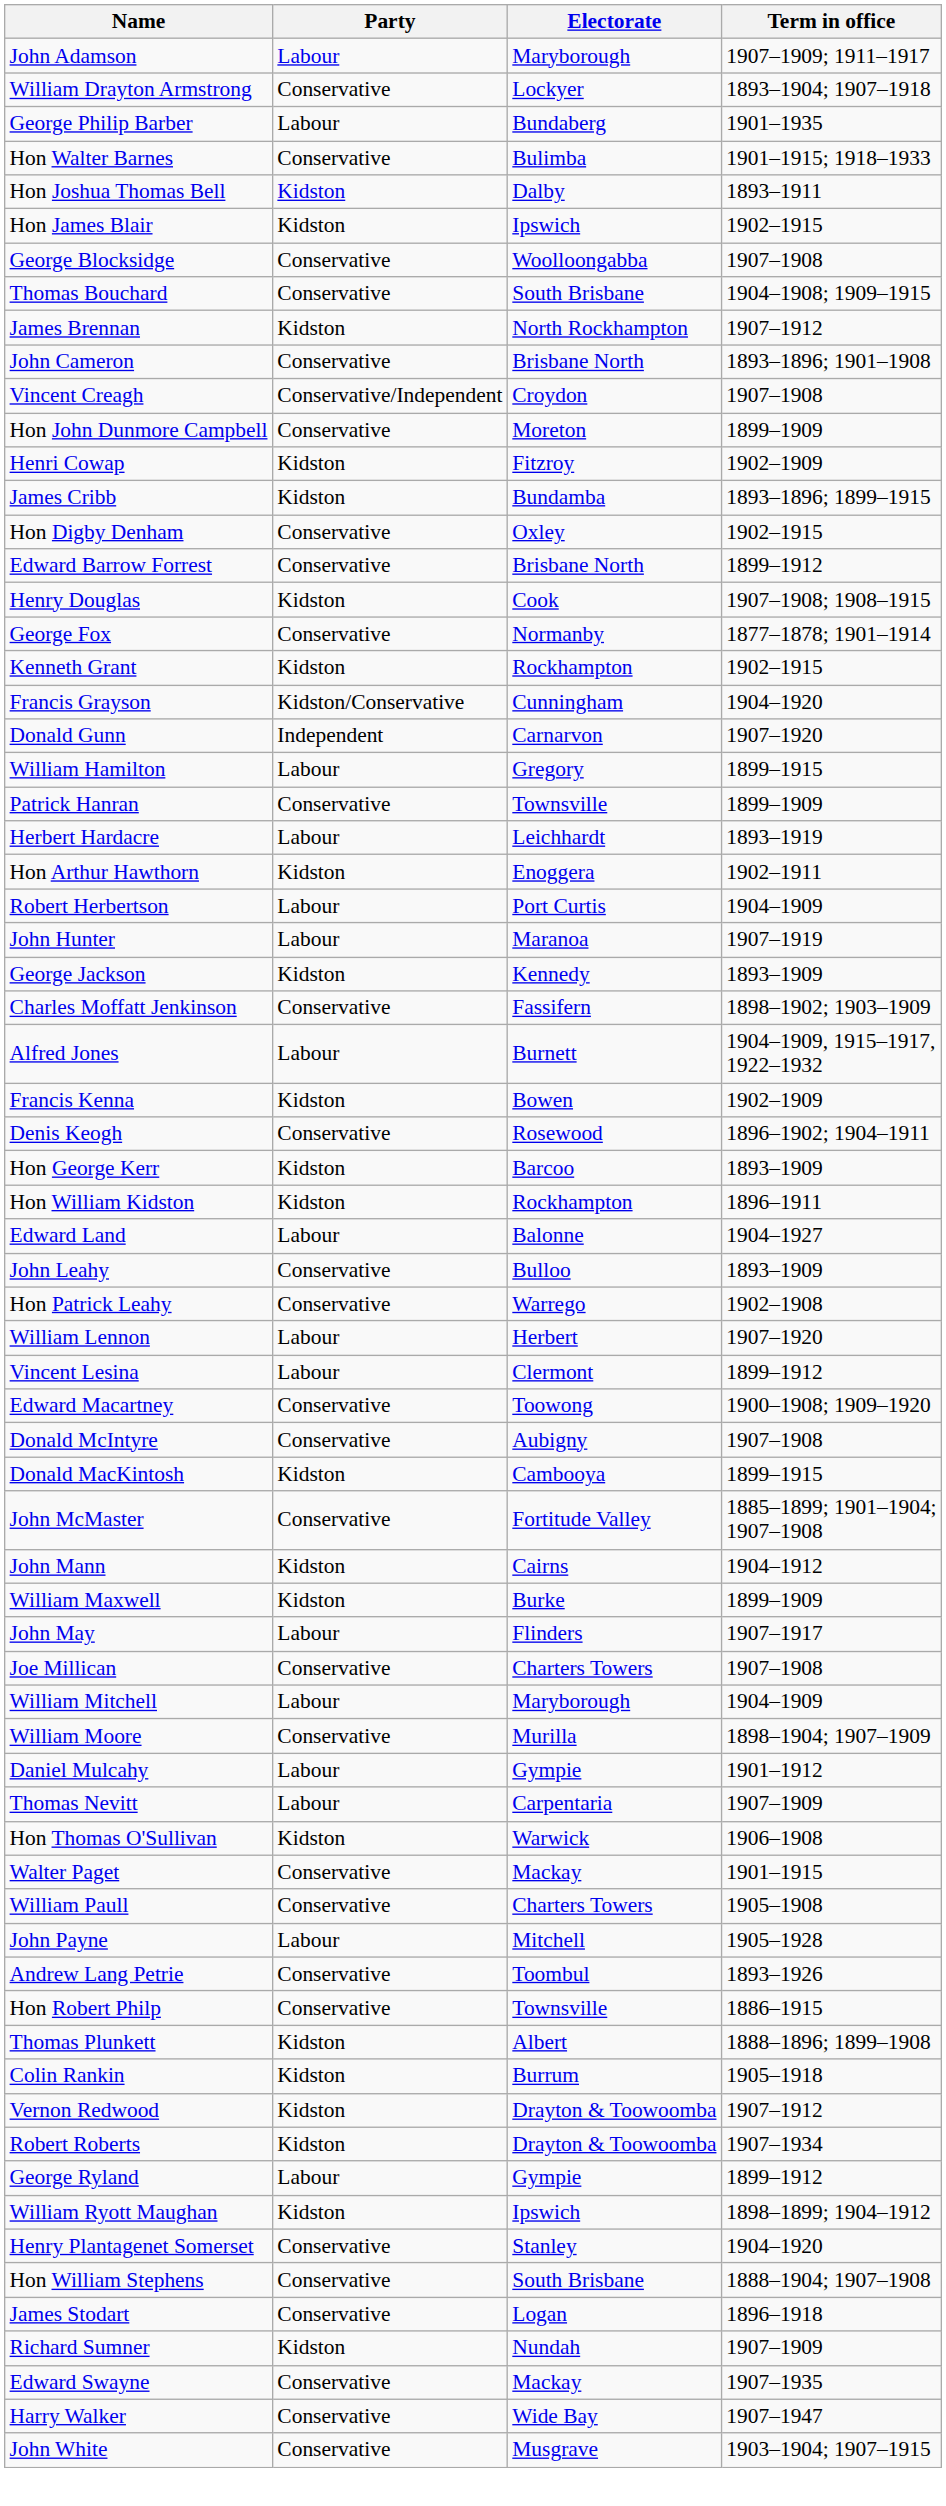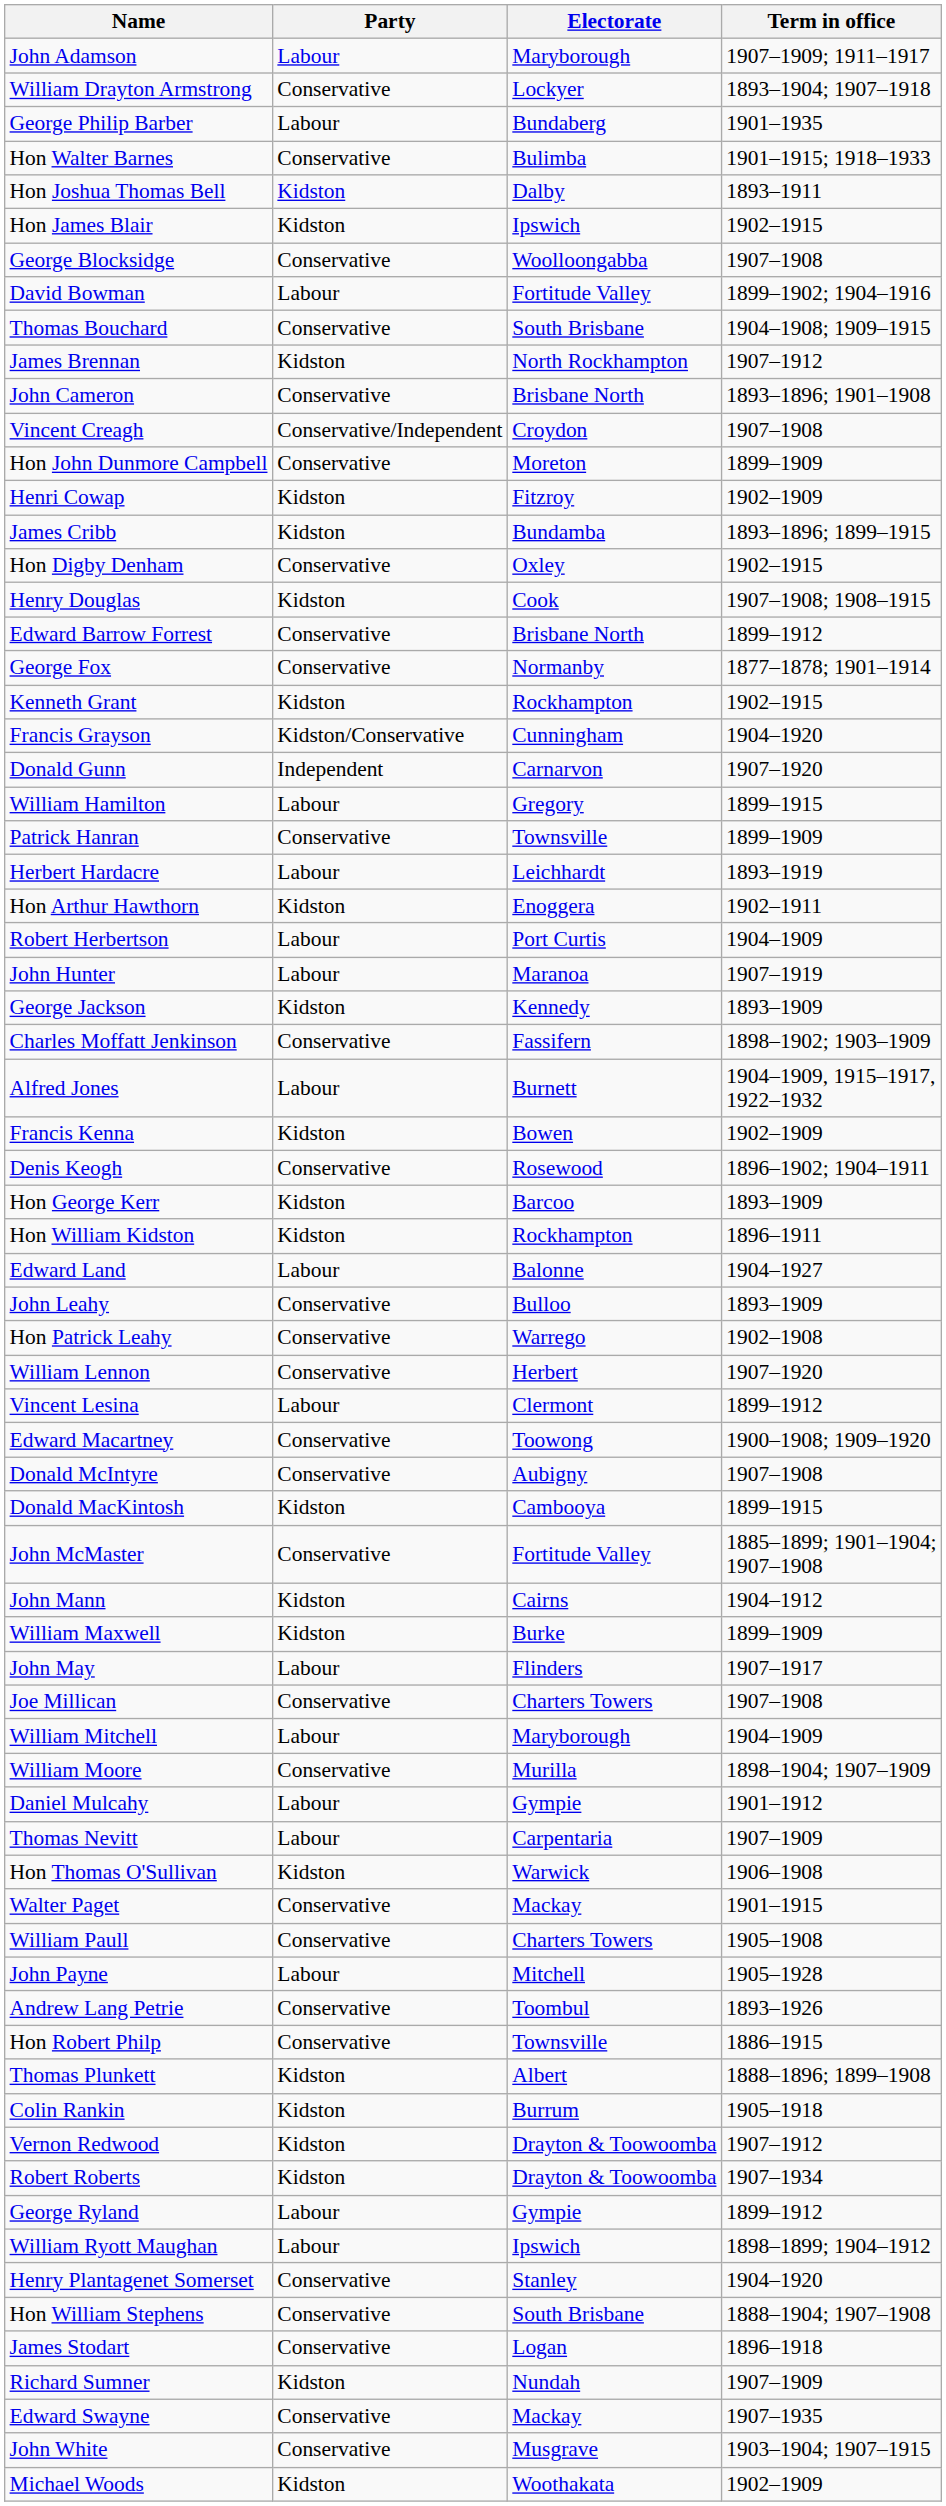+ row: (77, 293)
rows swapped: (75, 599) <-> (111, 565)
(308, 1337) Labour -> (334, 1371) Conservative
(311, 2211) Kidston -> (308, 2245) Labour
- row: (68, 2415)
+ row: (77, 2483)
